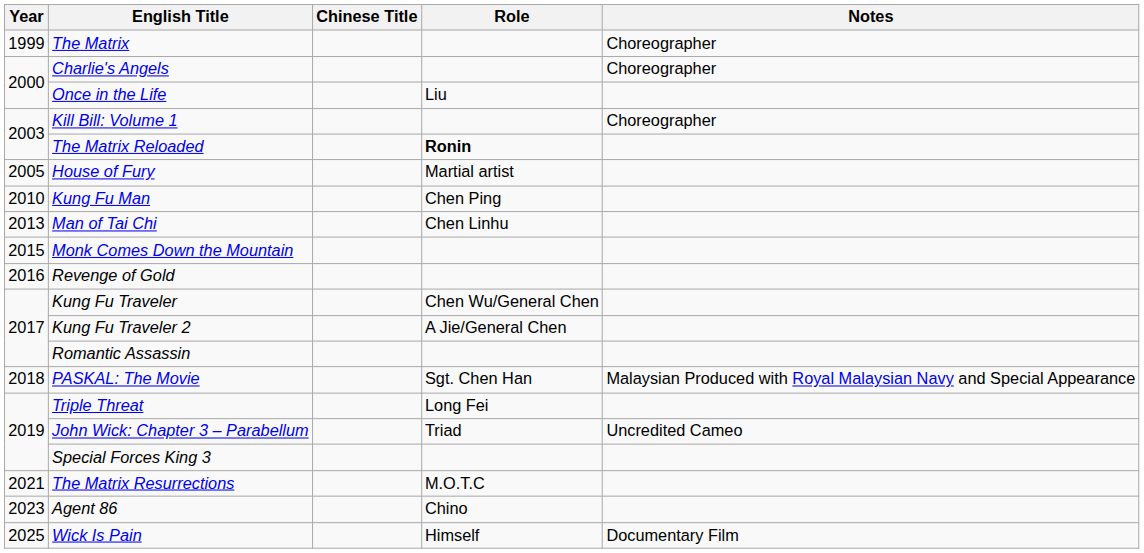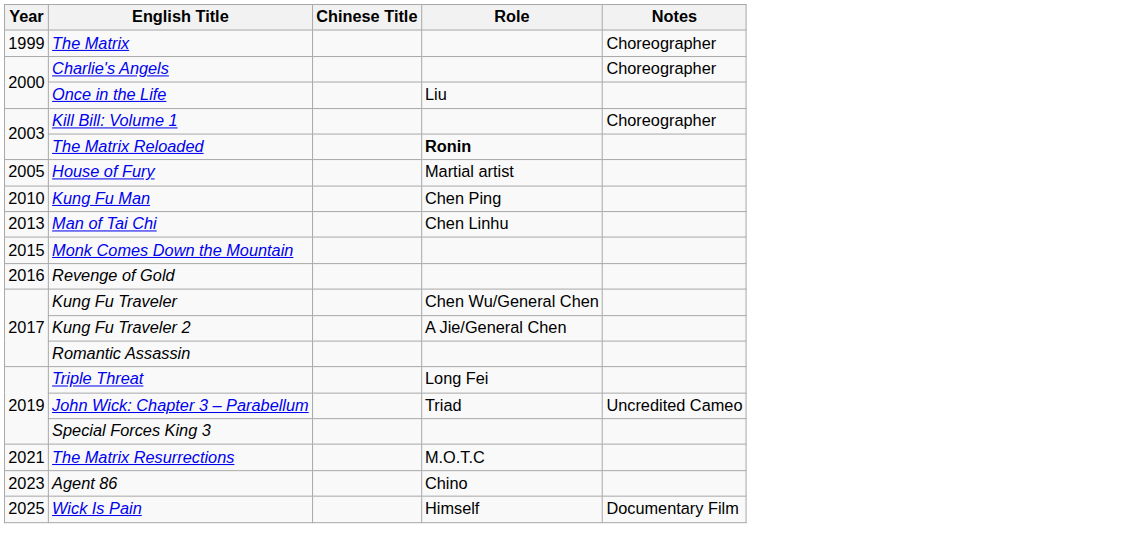- row: (126, 379)
